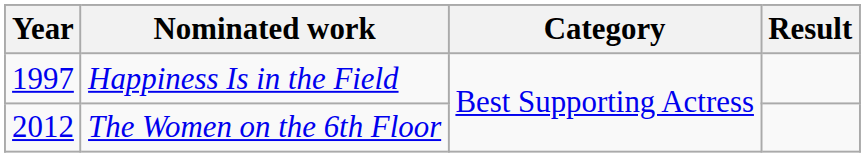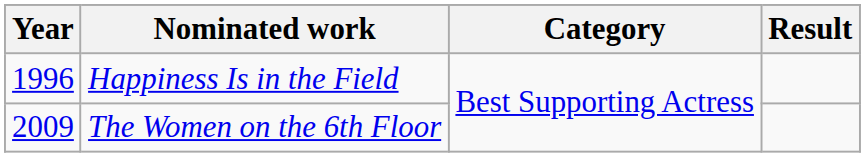(43, 77) 1997 -> (43, 77) 1996
(43, 126) 2012 -> (43, 126) 2009
